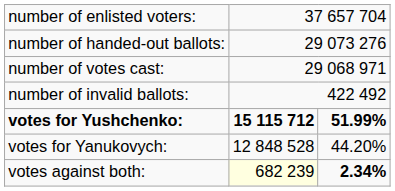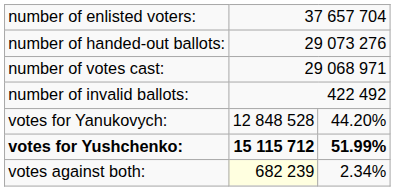rows swapped: (96, 120) <-> (88, 146)
(359, 172) bold -> (359, 172) normal
